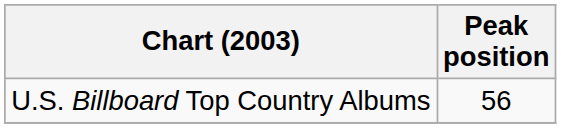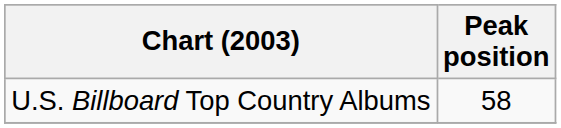(496, 100) 56 -> (496, 100) 58
